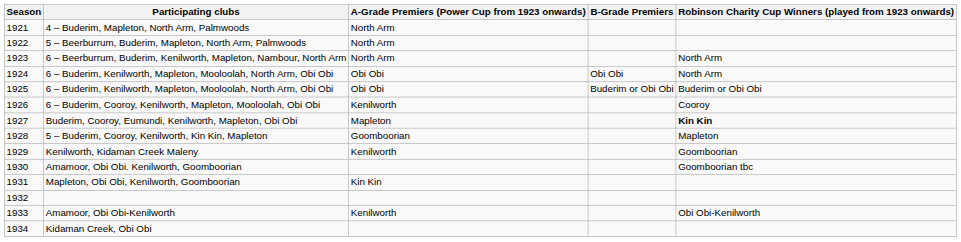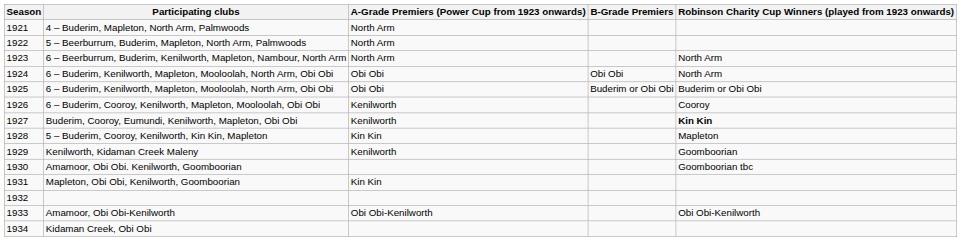(371, 120) Mapleton -> (374, 120) Kenilworth
(380, 136) Goomboorian -> (366, 136) Kin Kin
(374, 213) Kenilworth -> (392, 213) Obi Obi-Kenilworth
